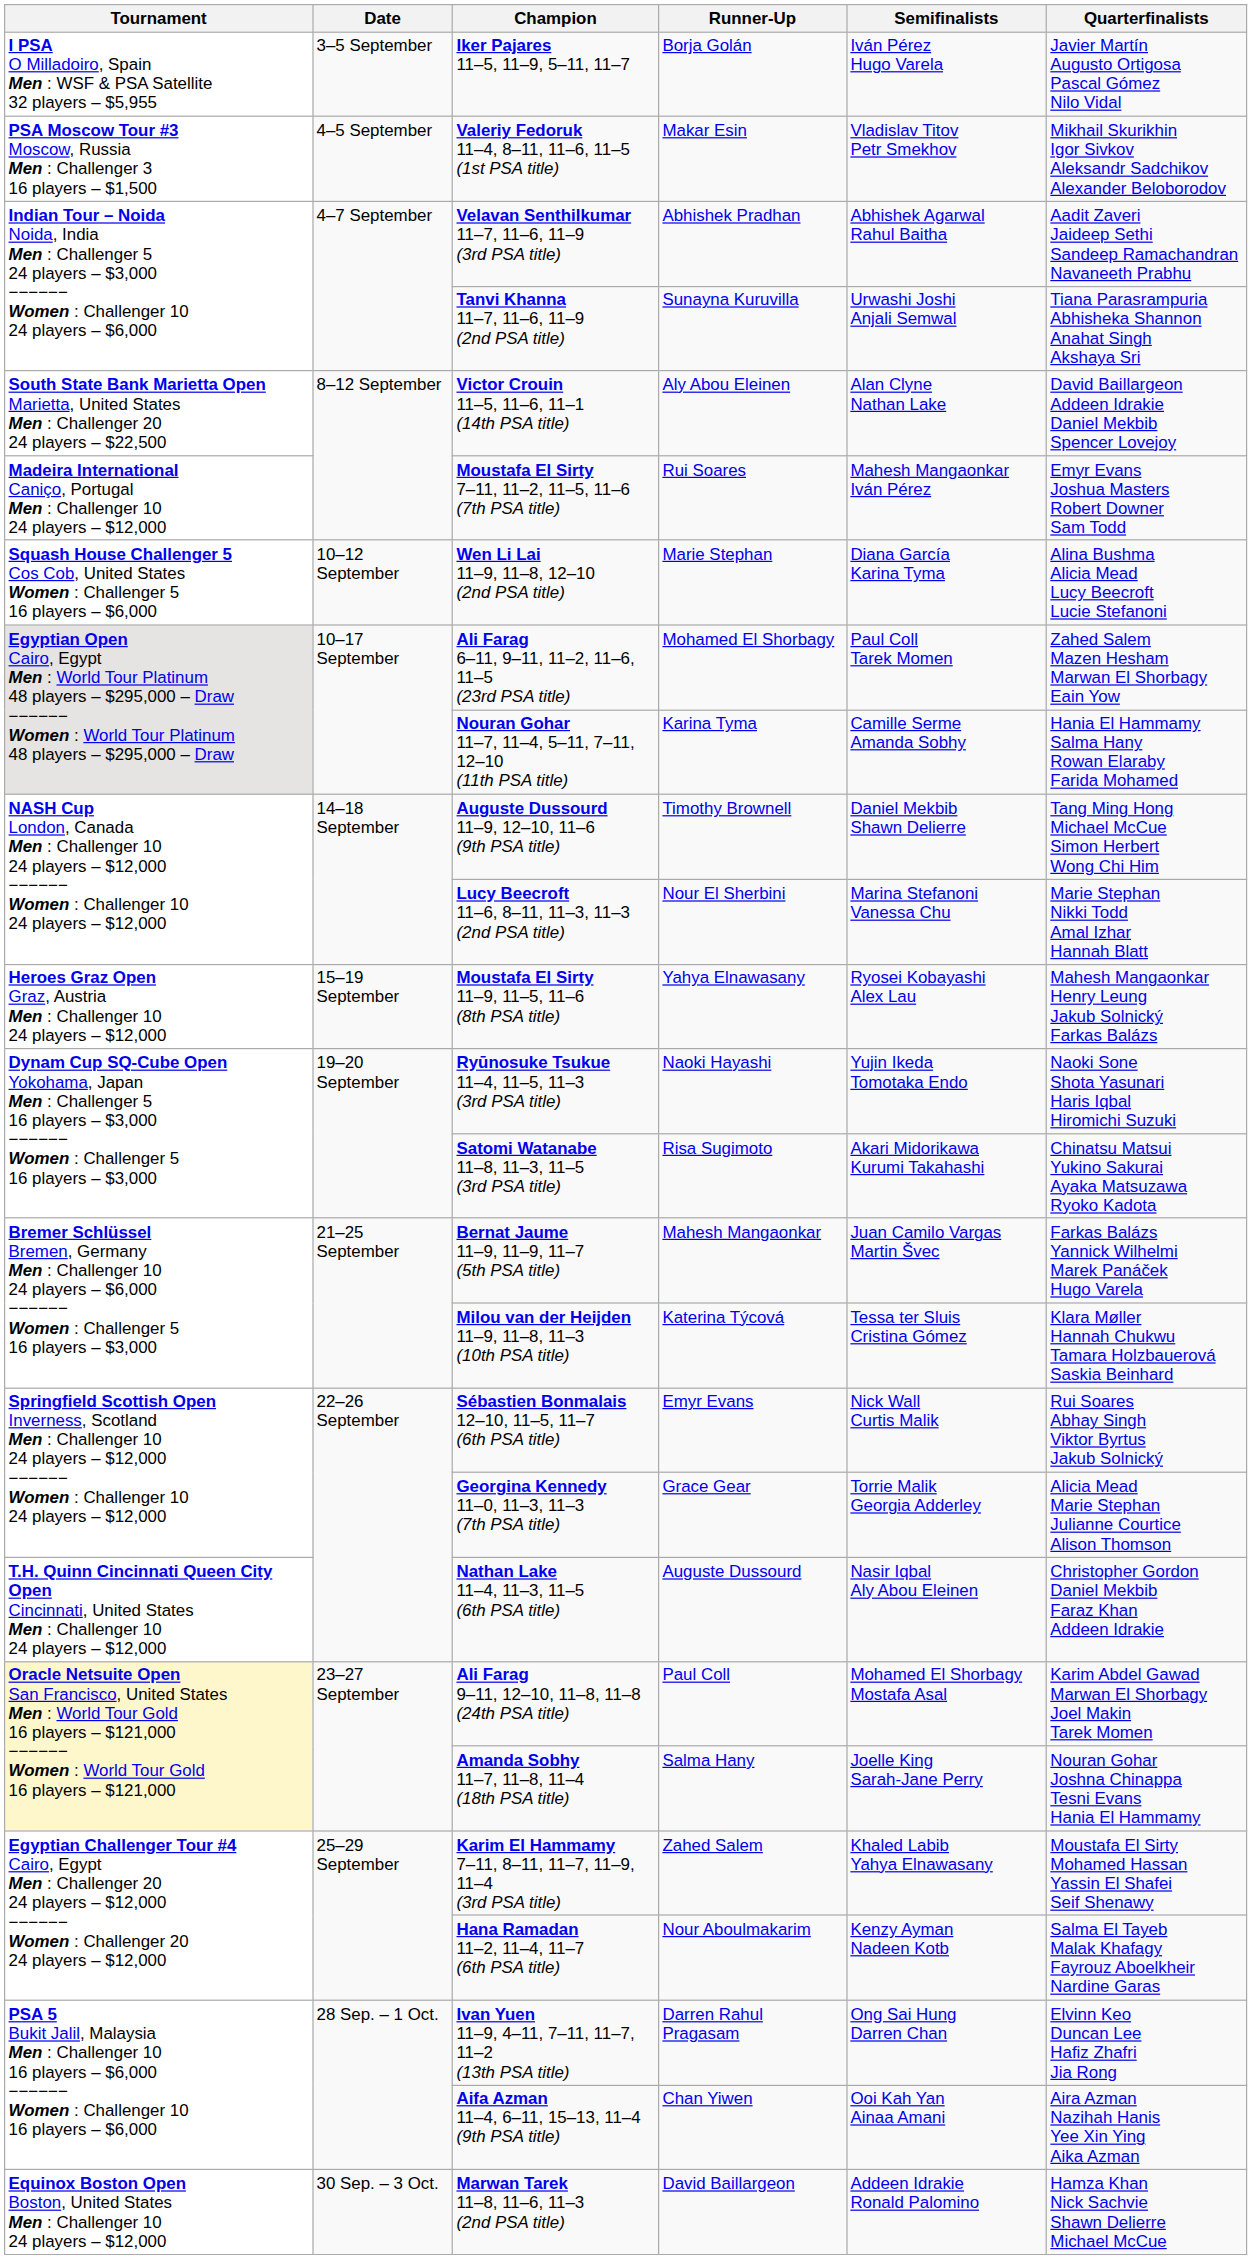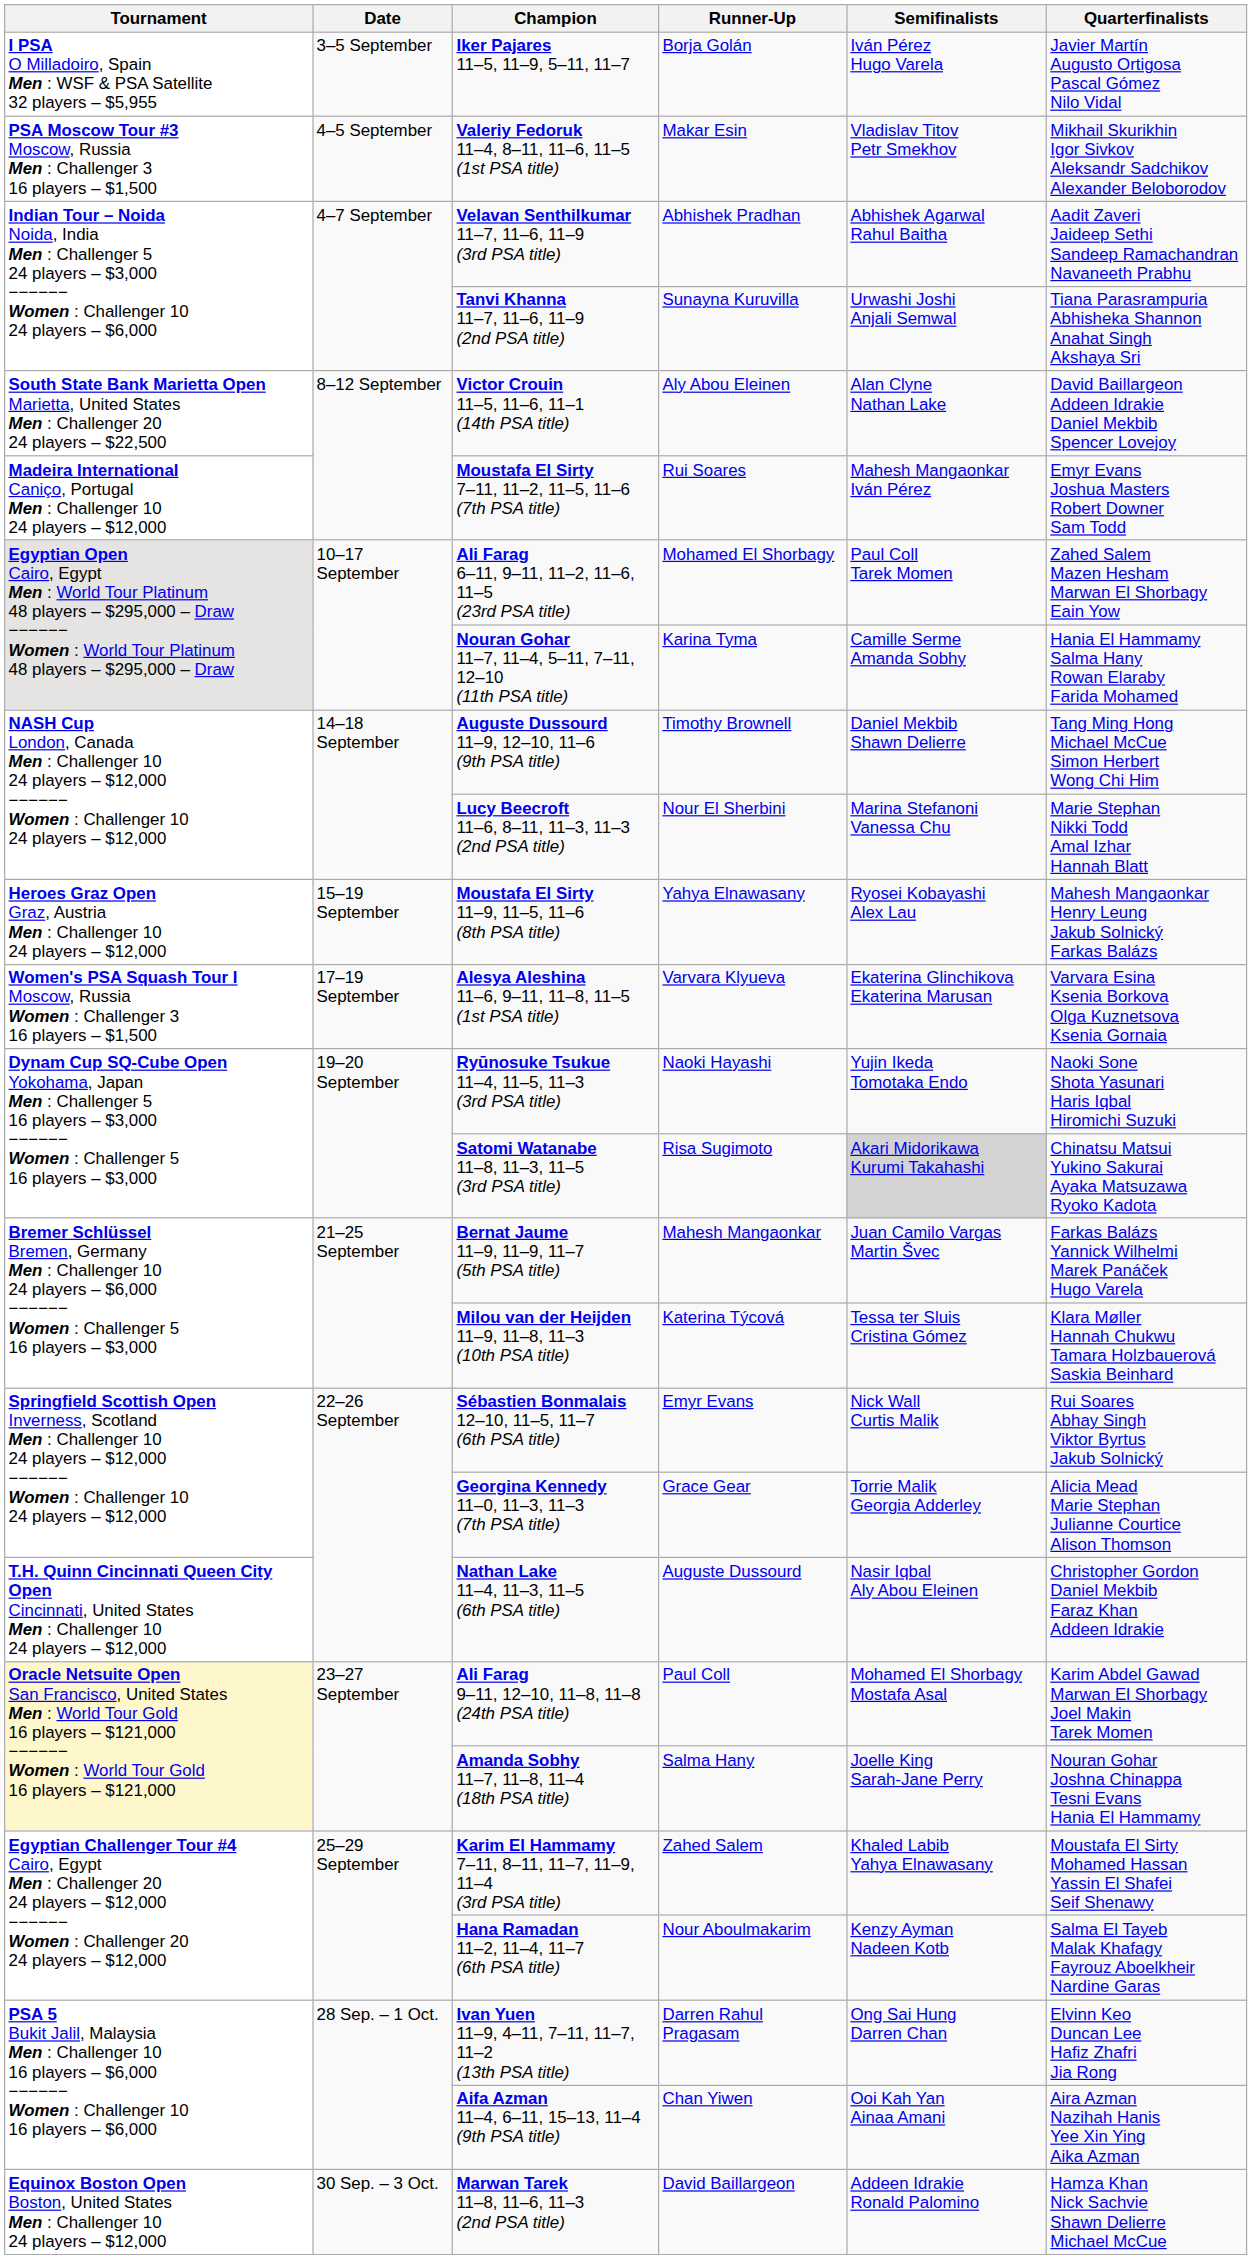- row: (526, 573)
+ row: (543, 997)
(917, 1157) no background -> (917, 1157) lightgrey background
